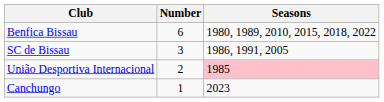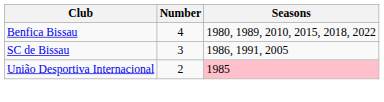(180, 32) 6 -> (180, 32) 4
- row: (34, 87)
